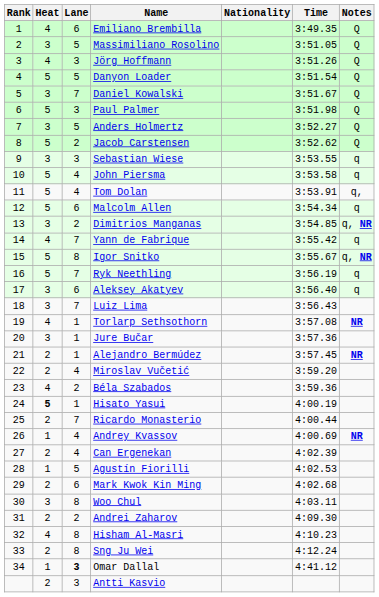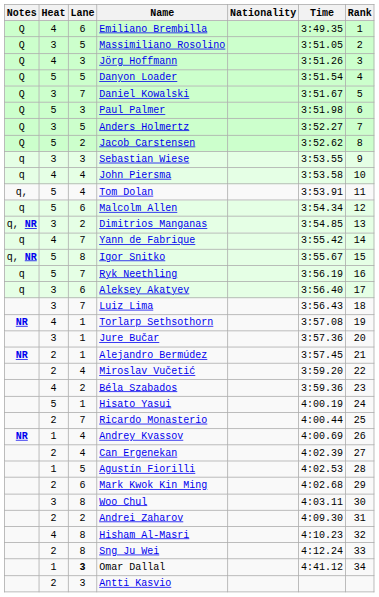columns swapped: (19, 13) <-> (357, 13)
(48, 176) 5 -> (54, 176) 4
(48, 404) bold -> (54, 404) normal
